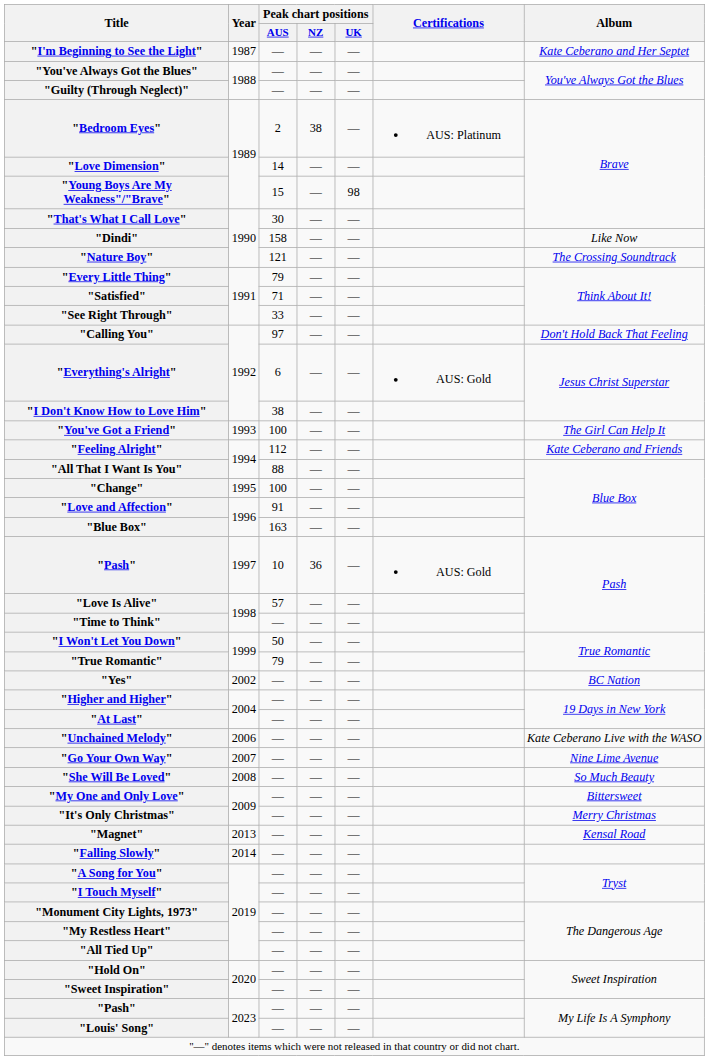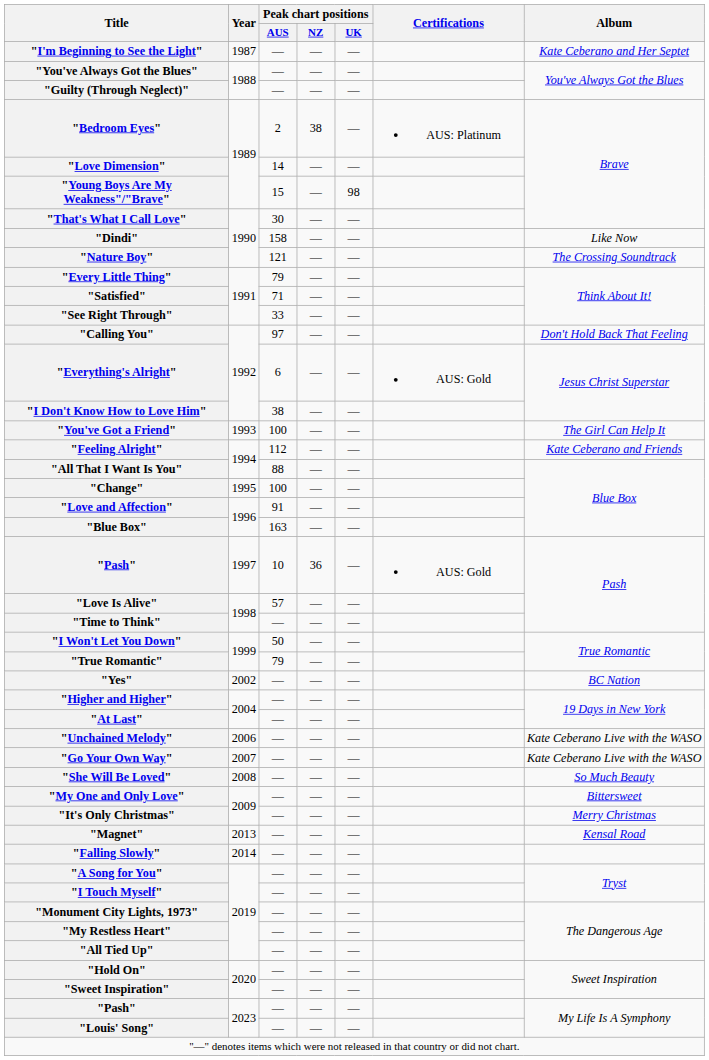(614, 757) Nine Lime Avenue -> (614, 757) Kate Ceberano Live with the WASO
